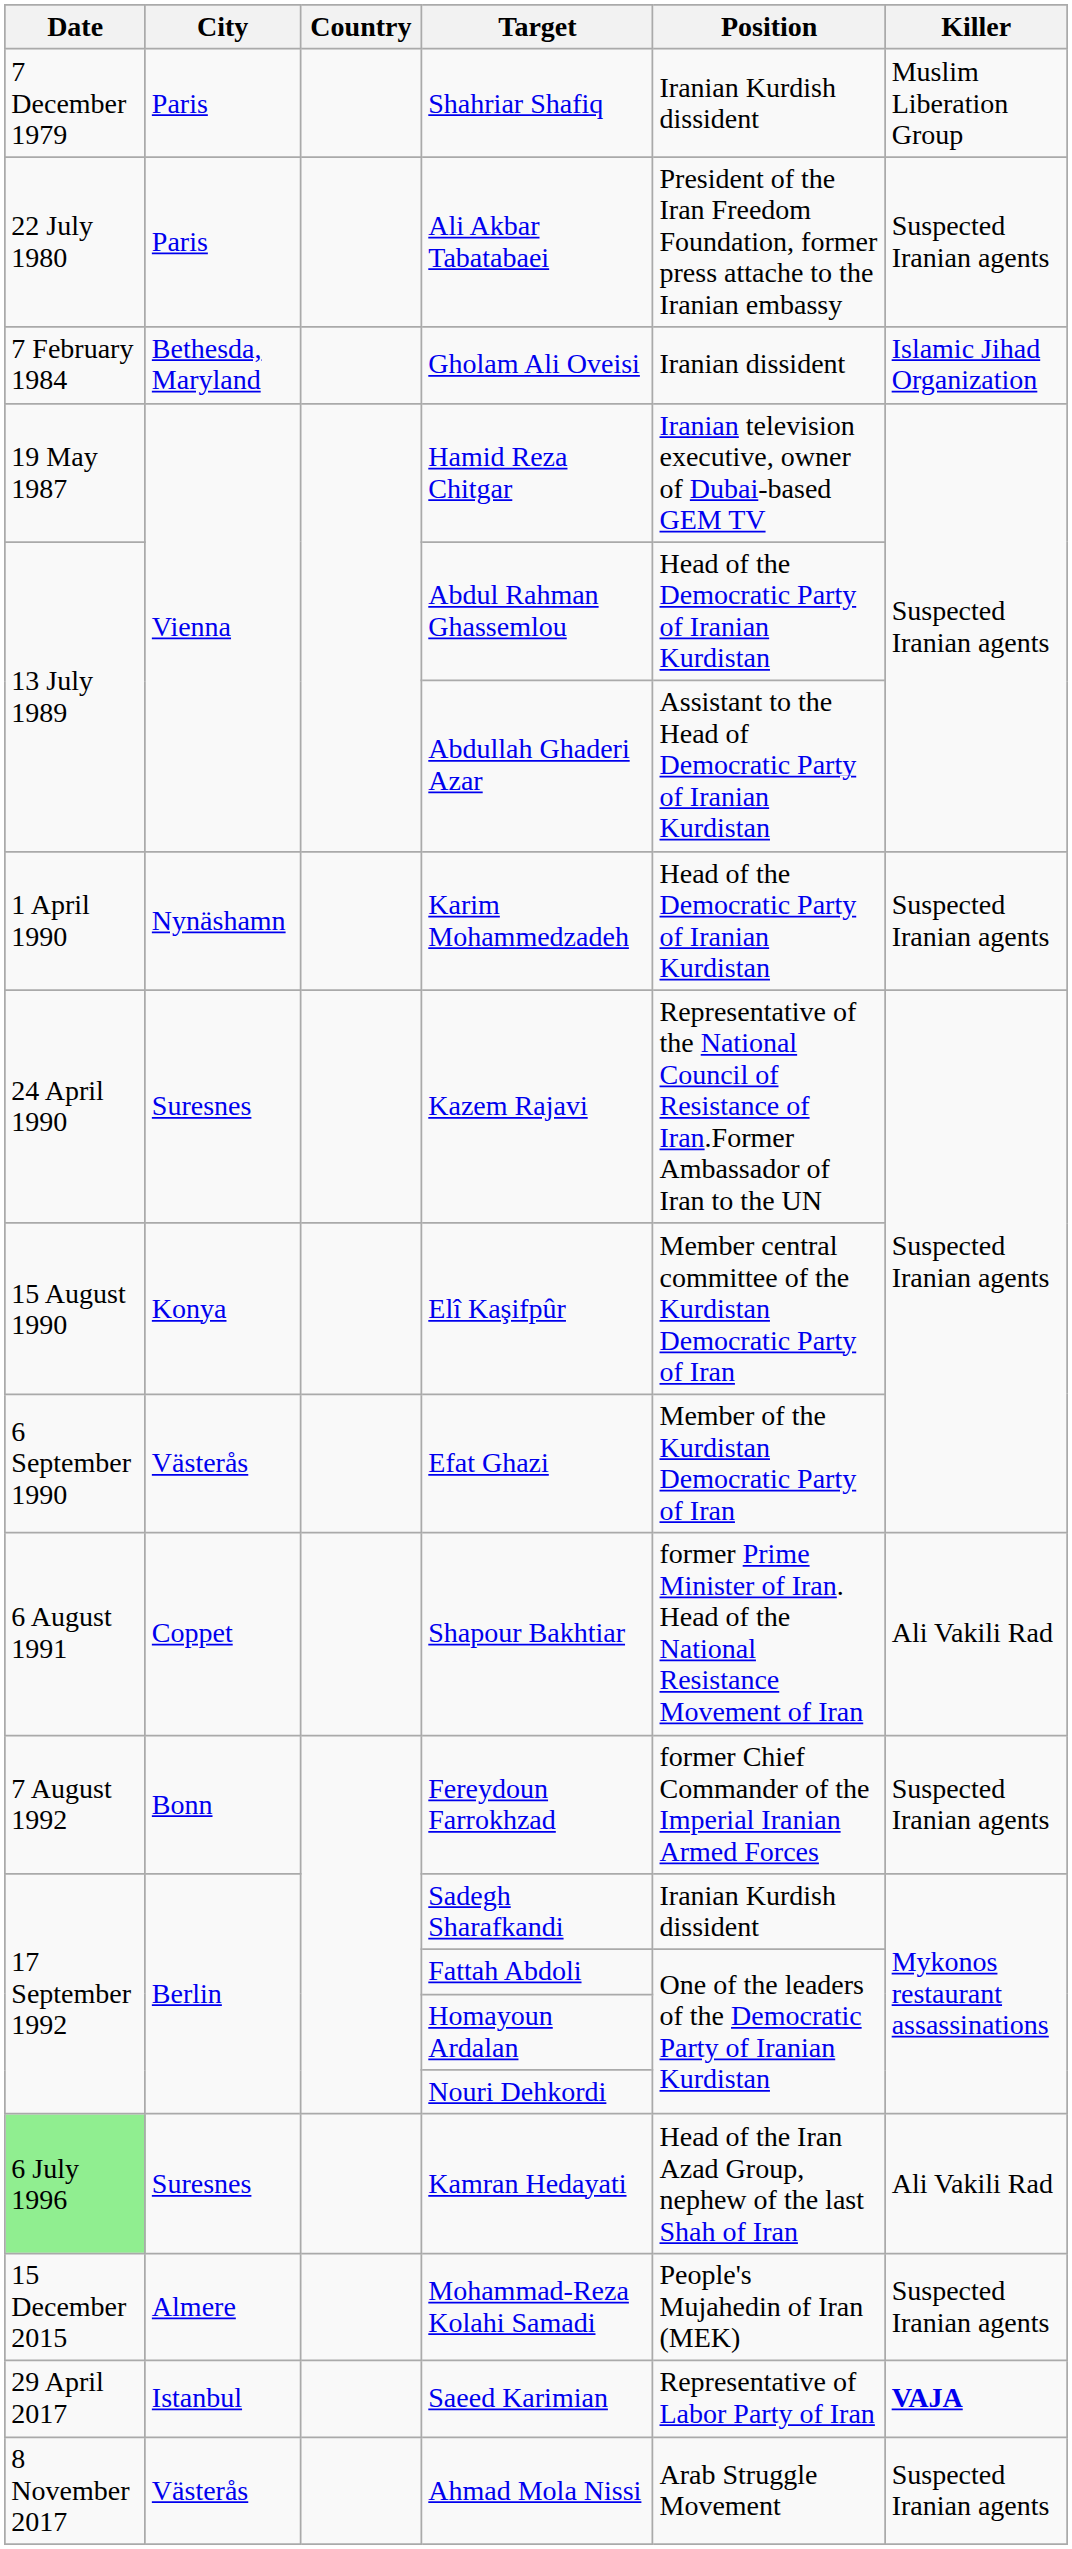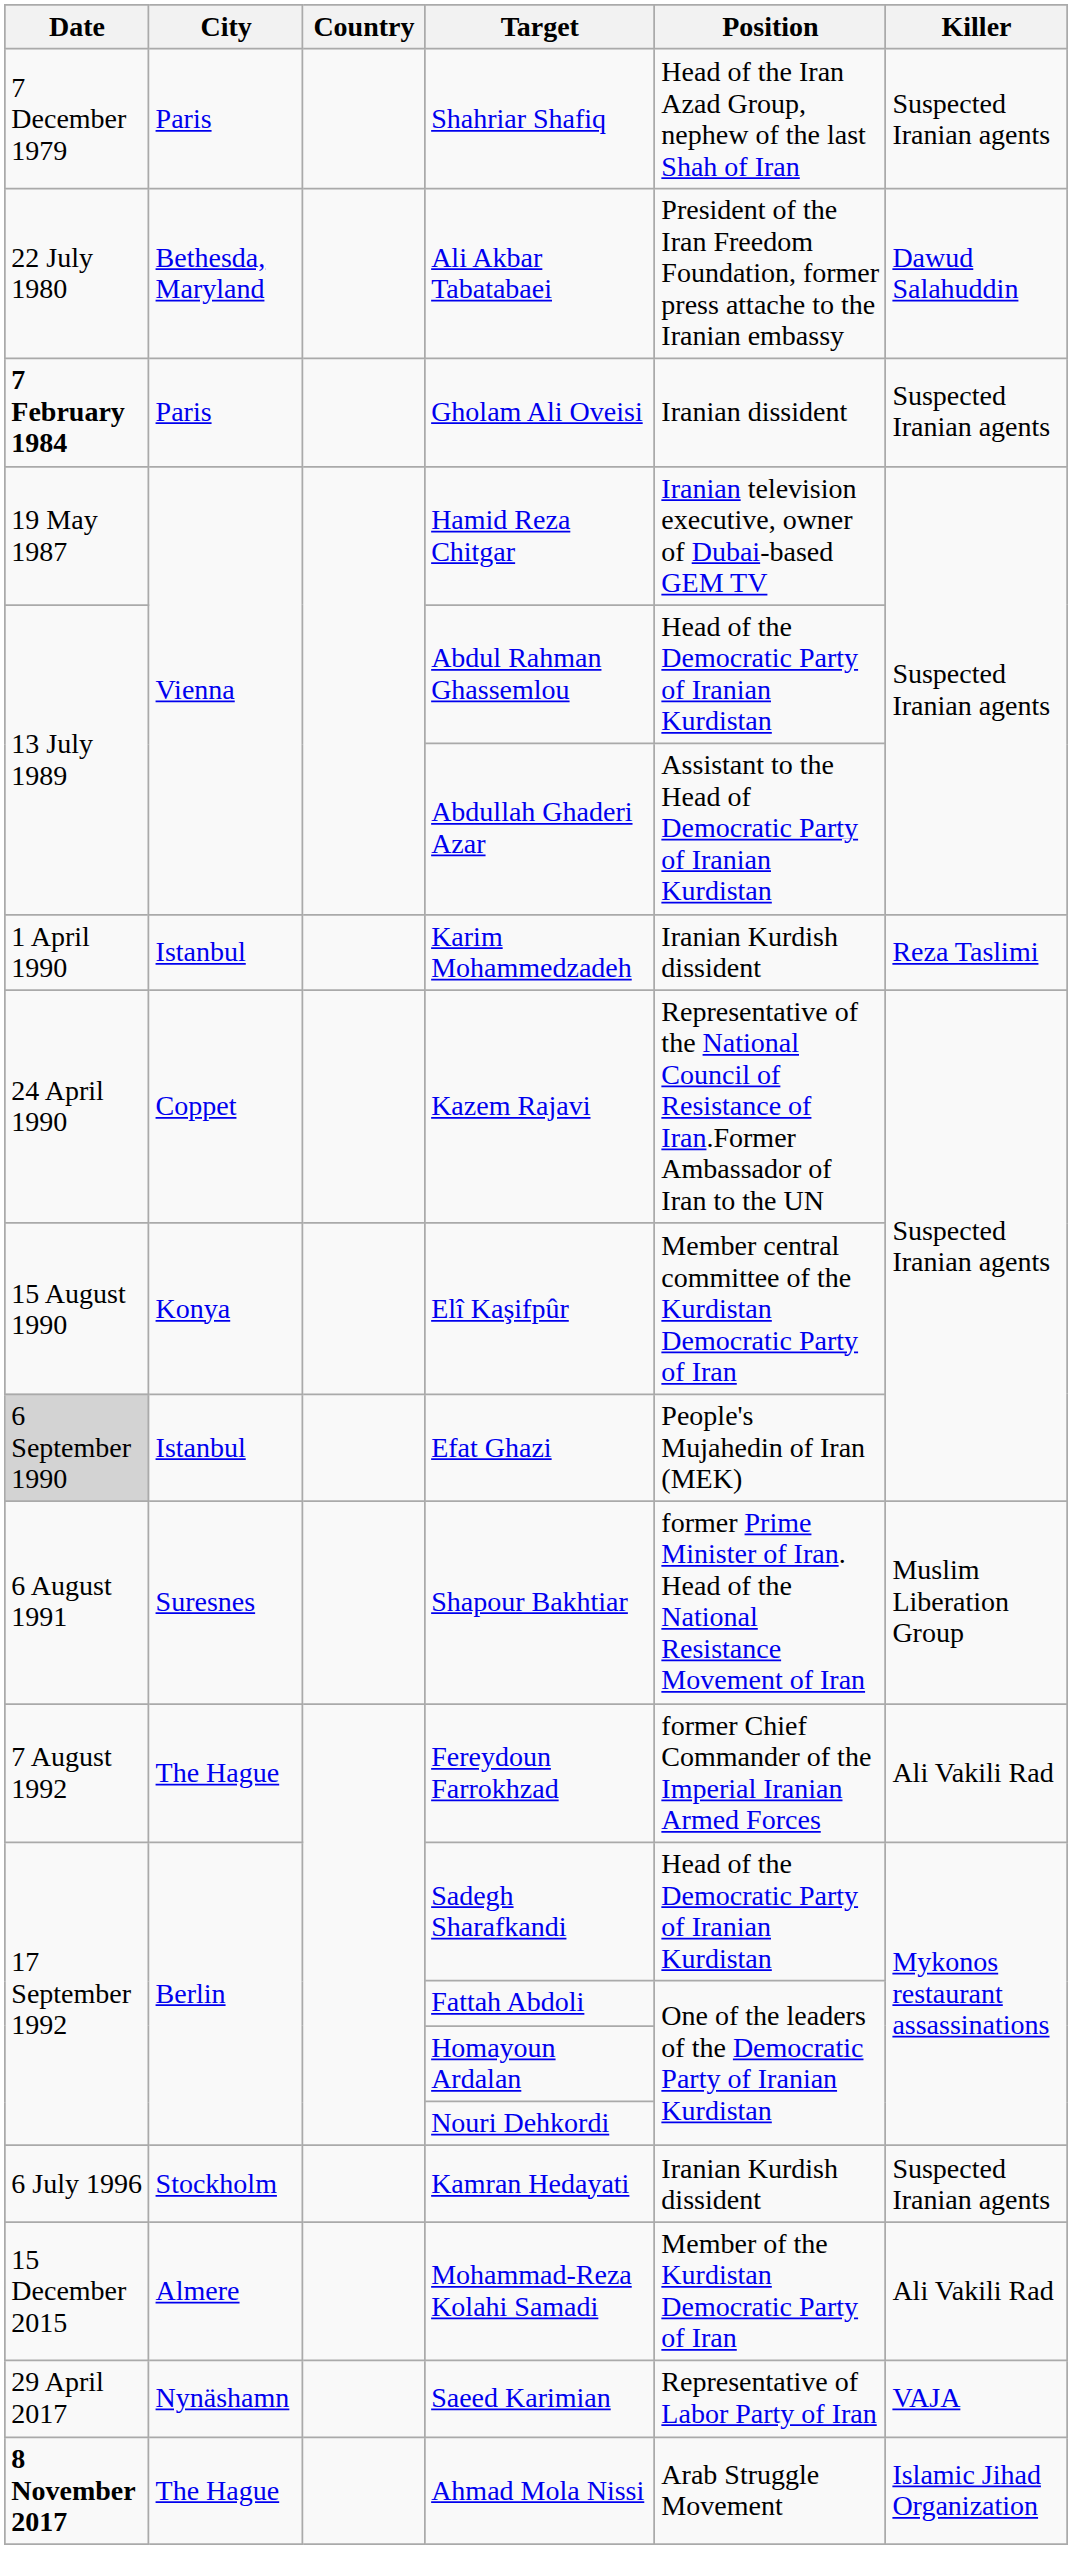(748, 102) Iranian Kurdish dissident -> (764, 118) Head of the Iran Azad Group, nephew of the last Shah of Iran
(950, 102) Muslim Liberation Group -> (971, 118) Suspected Iranian agents
(180, 241) Paris -> (210, 273) Bethesda, Maryland
(971, 241) Suspected Iranian agents -> (955, 273) Dawud Salahuddin
(72, 364) normal -> (68, 411) bold
(207, 364) Bethesda, Maryland -> (184, 411) Paris
(966, 364) Islamic Jihad Organization -> (971, 411) Suspected Iranian agents
(219, 920) Nynäshamn -> (201, 951) Istanbul
(758, 920) Head of the Democratic Party of Iranian Kurdistan -> (750, 951) Iranian Kurdish dissident
(971, 920) Suspected Iranian agents -> (965, 951) Reza Taslimi
(202, 1106) Suresnes -> (196, 1106) Coppet
(71, 1463) no background -> (71, 1447) lightgrey background
(200, 1463) Västerås -> (201, 1447) Istanbul
(758, 1463) Member of the Kurdistan Democratic Party of Iran -> (763, 1447) People's Mujahedin of Iran (MEK)
(192, 1633) Coppet -> (205, 1601) Suresnes
(972, 1633) Ali Vakili Rad -> (951, 1601) Muslim Liberation Group
(182, 1803) Bonn -> (217, 1772) The Hague
(971, 1803) Suspected Iranian agents -> (973, 1772) Ali Vakili Rad
(748, 1911) Iranian Kurdish dissident -> (760, 1911) Head of the Democratic Party of Iranian Kurdistan
(45, 2183) lightgreen background -> (77, 2183) no background
(202, 2183) Suresnes -> (216, 2183) Stockholm
(762, 2183) Head of the Iran Azad Group, nephew of the last Shah of Iran -> (750, 2183) Iranian Kurdish dissident
(972, 2183) Ali Vakili Rad -> (971, 2183) Suspected Iranian agents
(761, 2306) People's Mujahedin of Iran (MEK) -> (760, 2290) Member of the Kurdistan Democratic Party of Iran
(971, 2306) Suspected Iranian agents -> (973, 2290) Ali Vakili Rad
(197, 2398) Istanbul -> (222, 2398) Nynäshamn
(927, 2398) bold -> (926, 2398) normal
(70, 2489) normal -> (73, 2489) bold
(200, 2489) Västerås -> (217, 2489) The Hague
(971, 2489) Suspected Iranian agents -> (967, 2489) Islamic Jihad Organization
